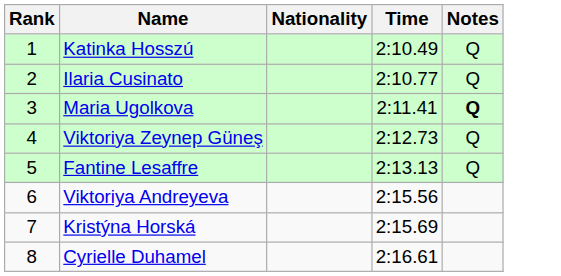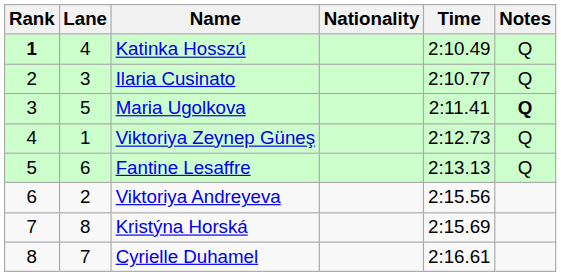+ column: (85, 19)
(32, 49) normal -> (32, 49) bold
